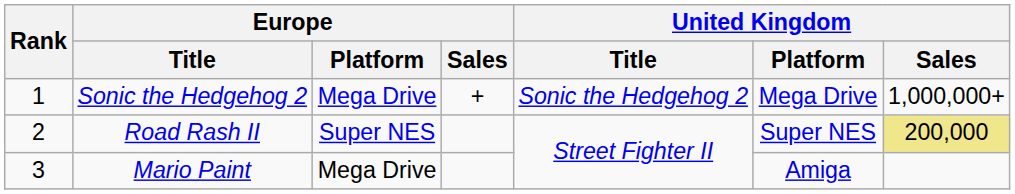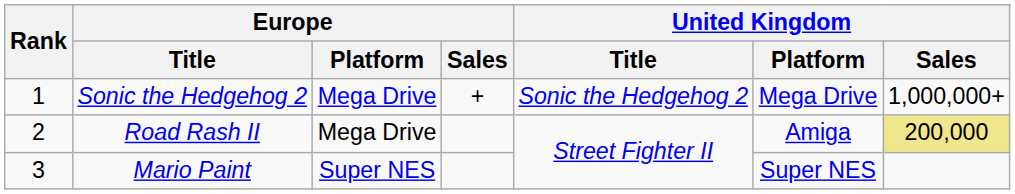(377, 133) Super NES -> (377, 133) Mega Drive
(818, 133) Super NES -> (818, 133) Amiga
(377, 170) Mega Drive -> (377, 170) Super NES
(818, 170) Amiga -> (818, 170) Super NES
